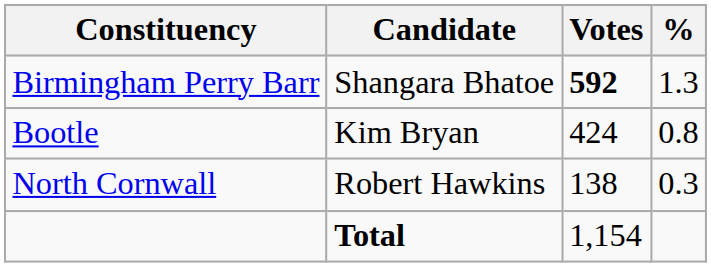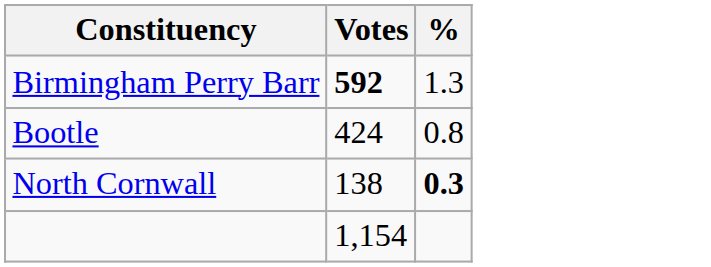- column: (444, 30)
(678, 183) normal -> (444, 183) bold
